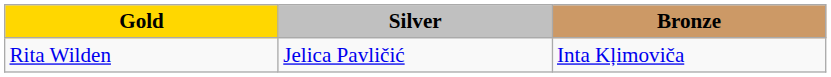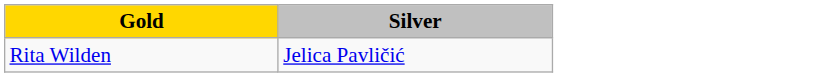- column: (689, 21)
